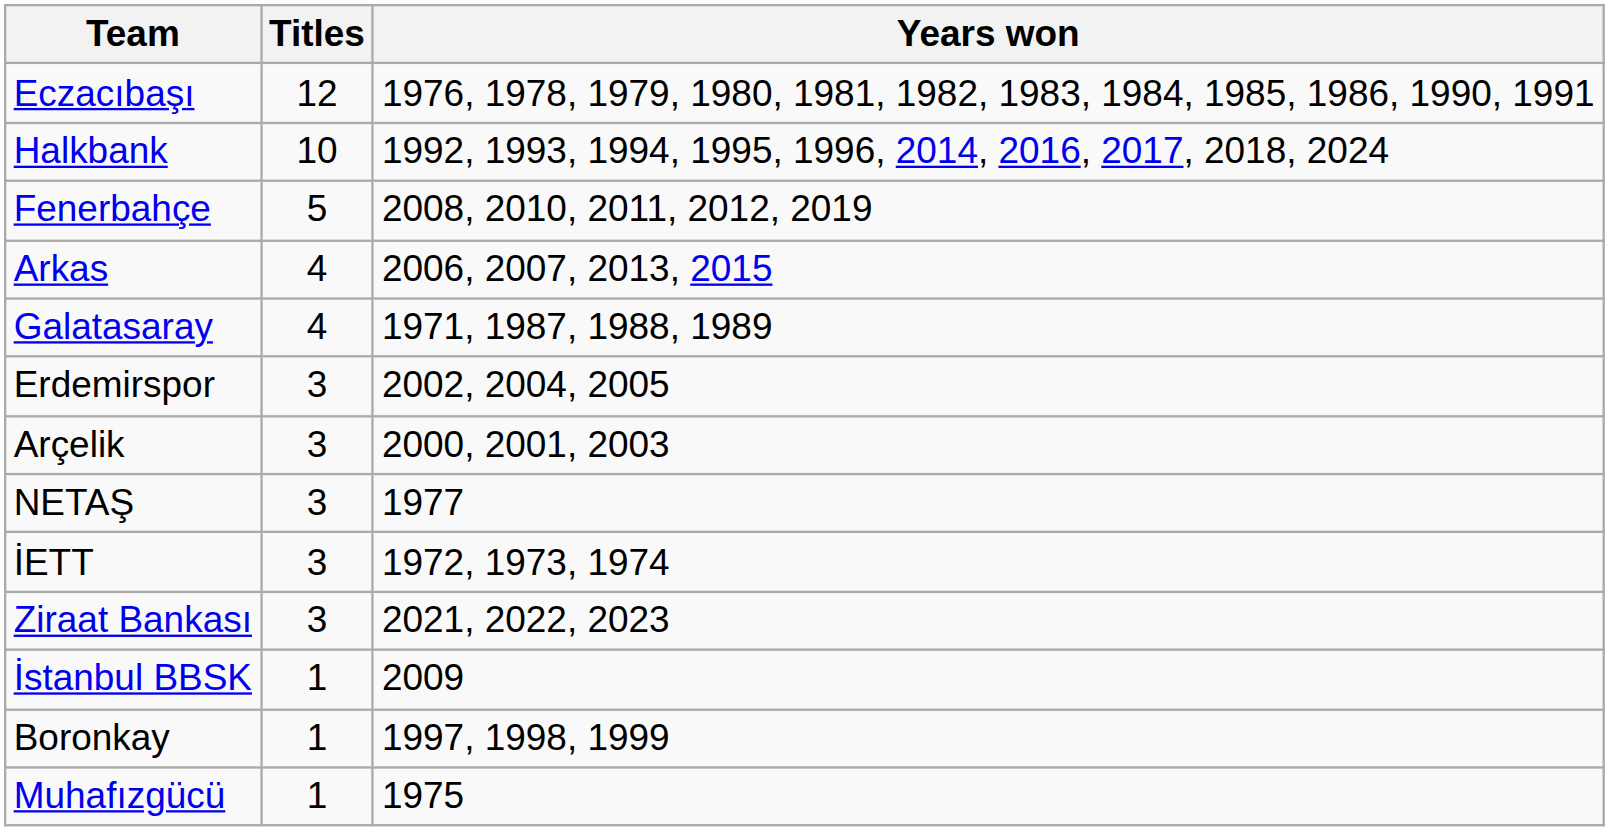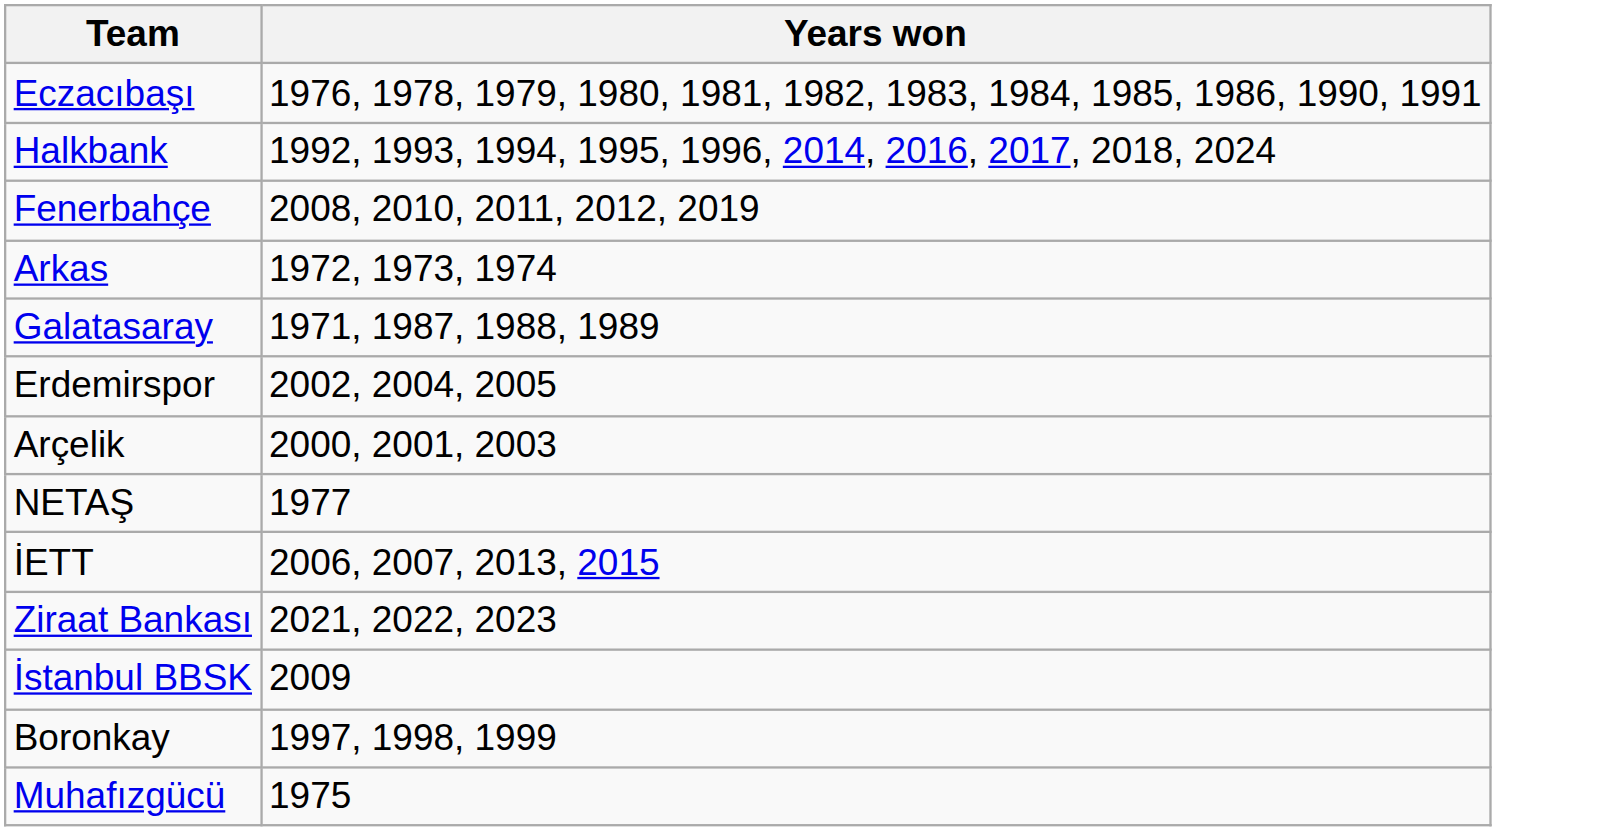- column: (317, 33)
(577, 268) 2006, 2007, 2013, 2015 -> (413, 268) 1972, 1973, 1974
(526, 561) 1972, 1973, 1974 -> (464, 561) 2006, 2007, 2013, 2015
